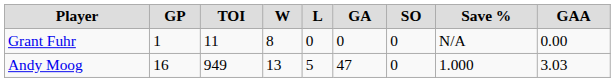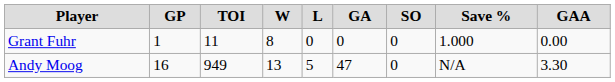(452, 41) N/A -> (456, 41) 1.000
(456, 65) 1.000 -> (452, 65) N/A
(554, 65) 3.03 -> (554, 65) 3.30
